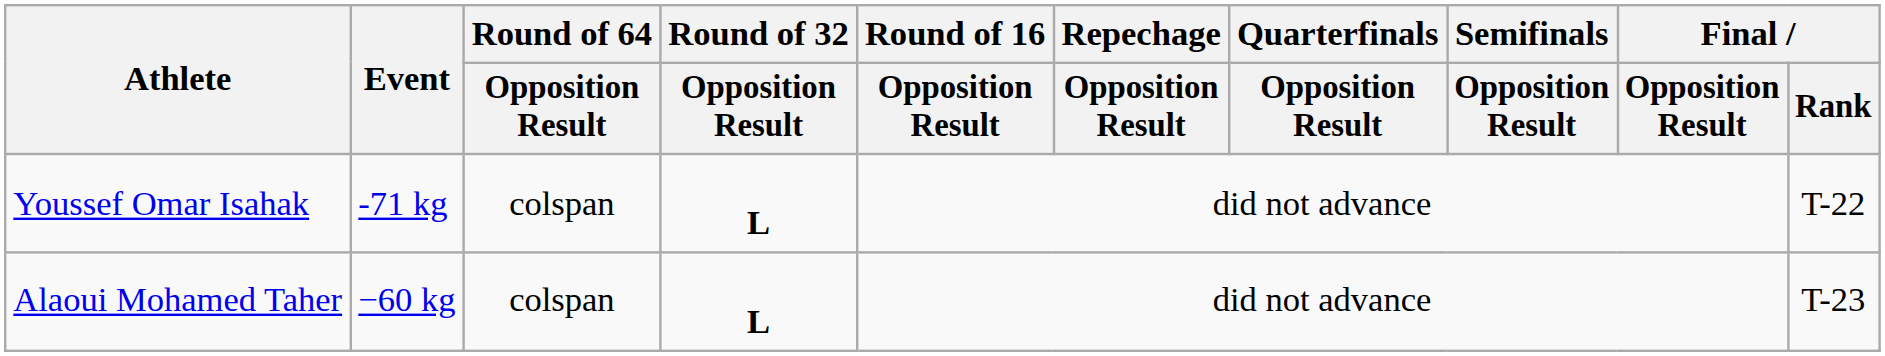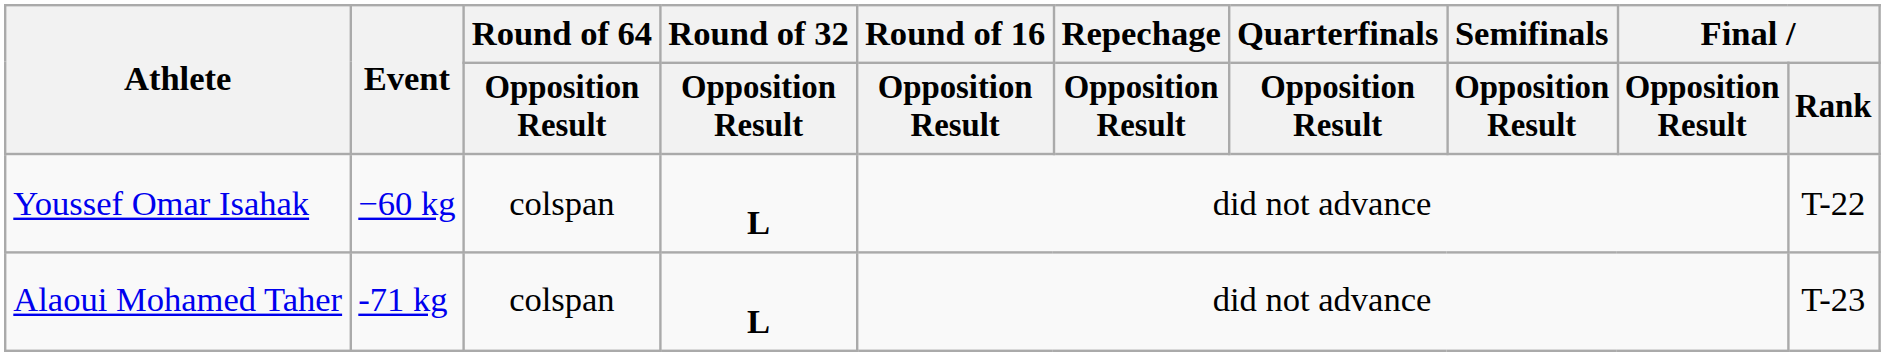(403, 203) -71 kg -> (407, 203) −60 kg
(407, 300) −60 kg -> (403, 300) -71 kg
